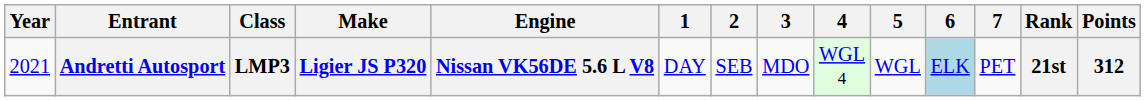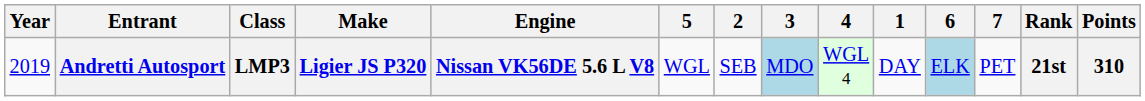columns swapped: (685, 20) <-> (898, 20)
(30, 66) 2021 -> (30, 66) 2019
(786, 66) no background -> (790, 66) lightblue background
(1109, 66) 312 -> (1109, 66) 310
